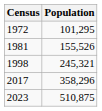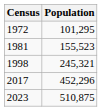(77, 47) 155,526 -> (77, 47) 155,523
(77, 81) 358,296 -> (77, 81) 452,296
